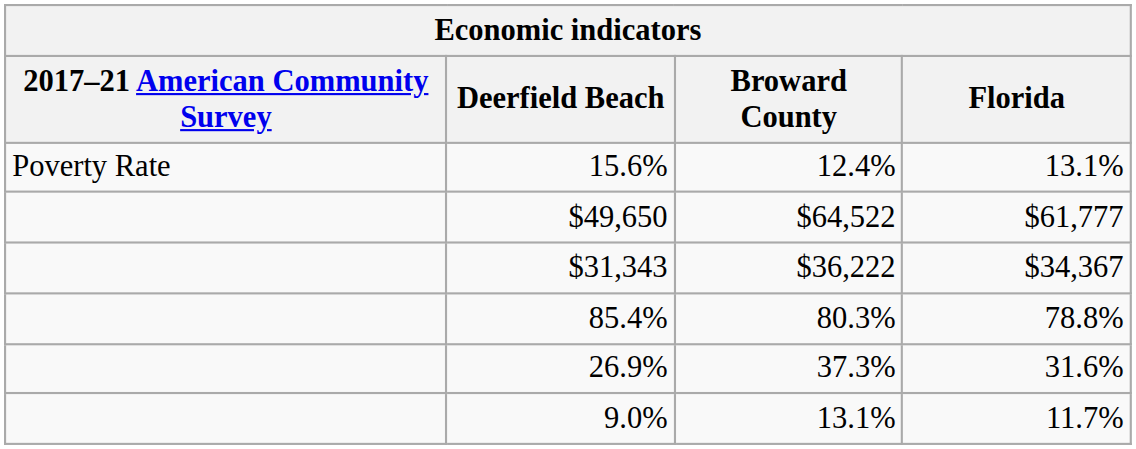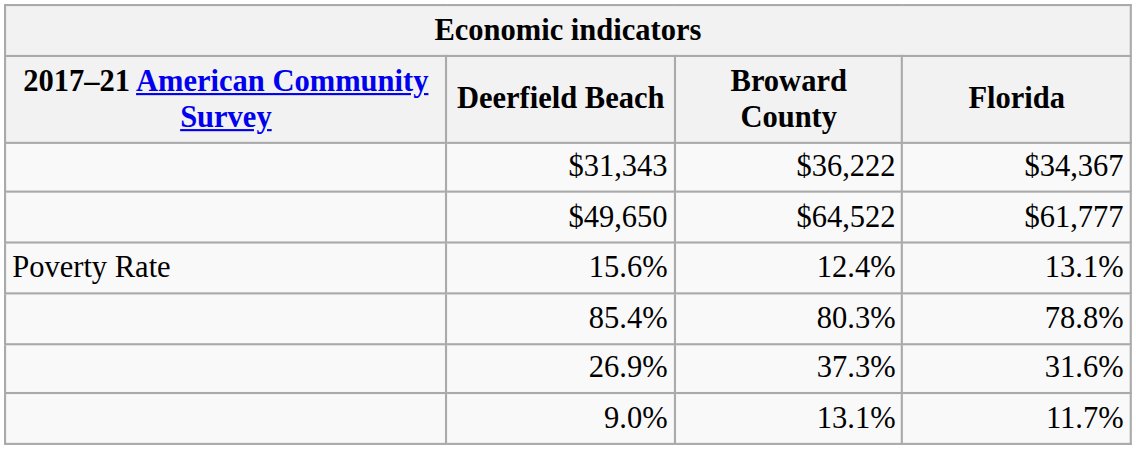rows swapped: (618, 267) <-> (628, 166)
